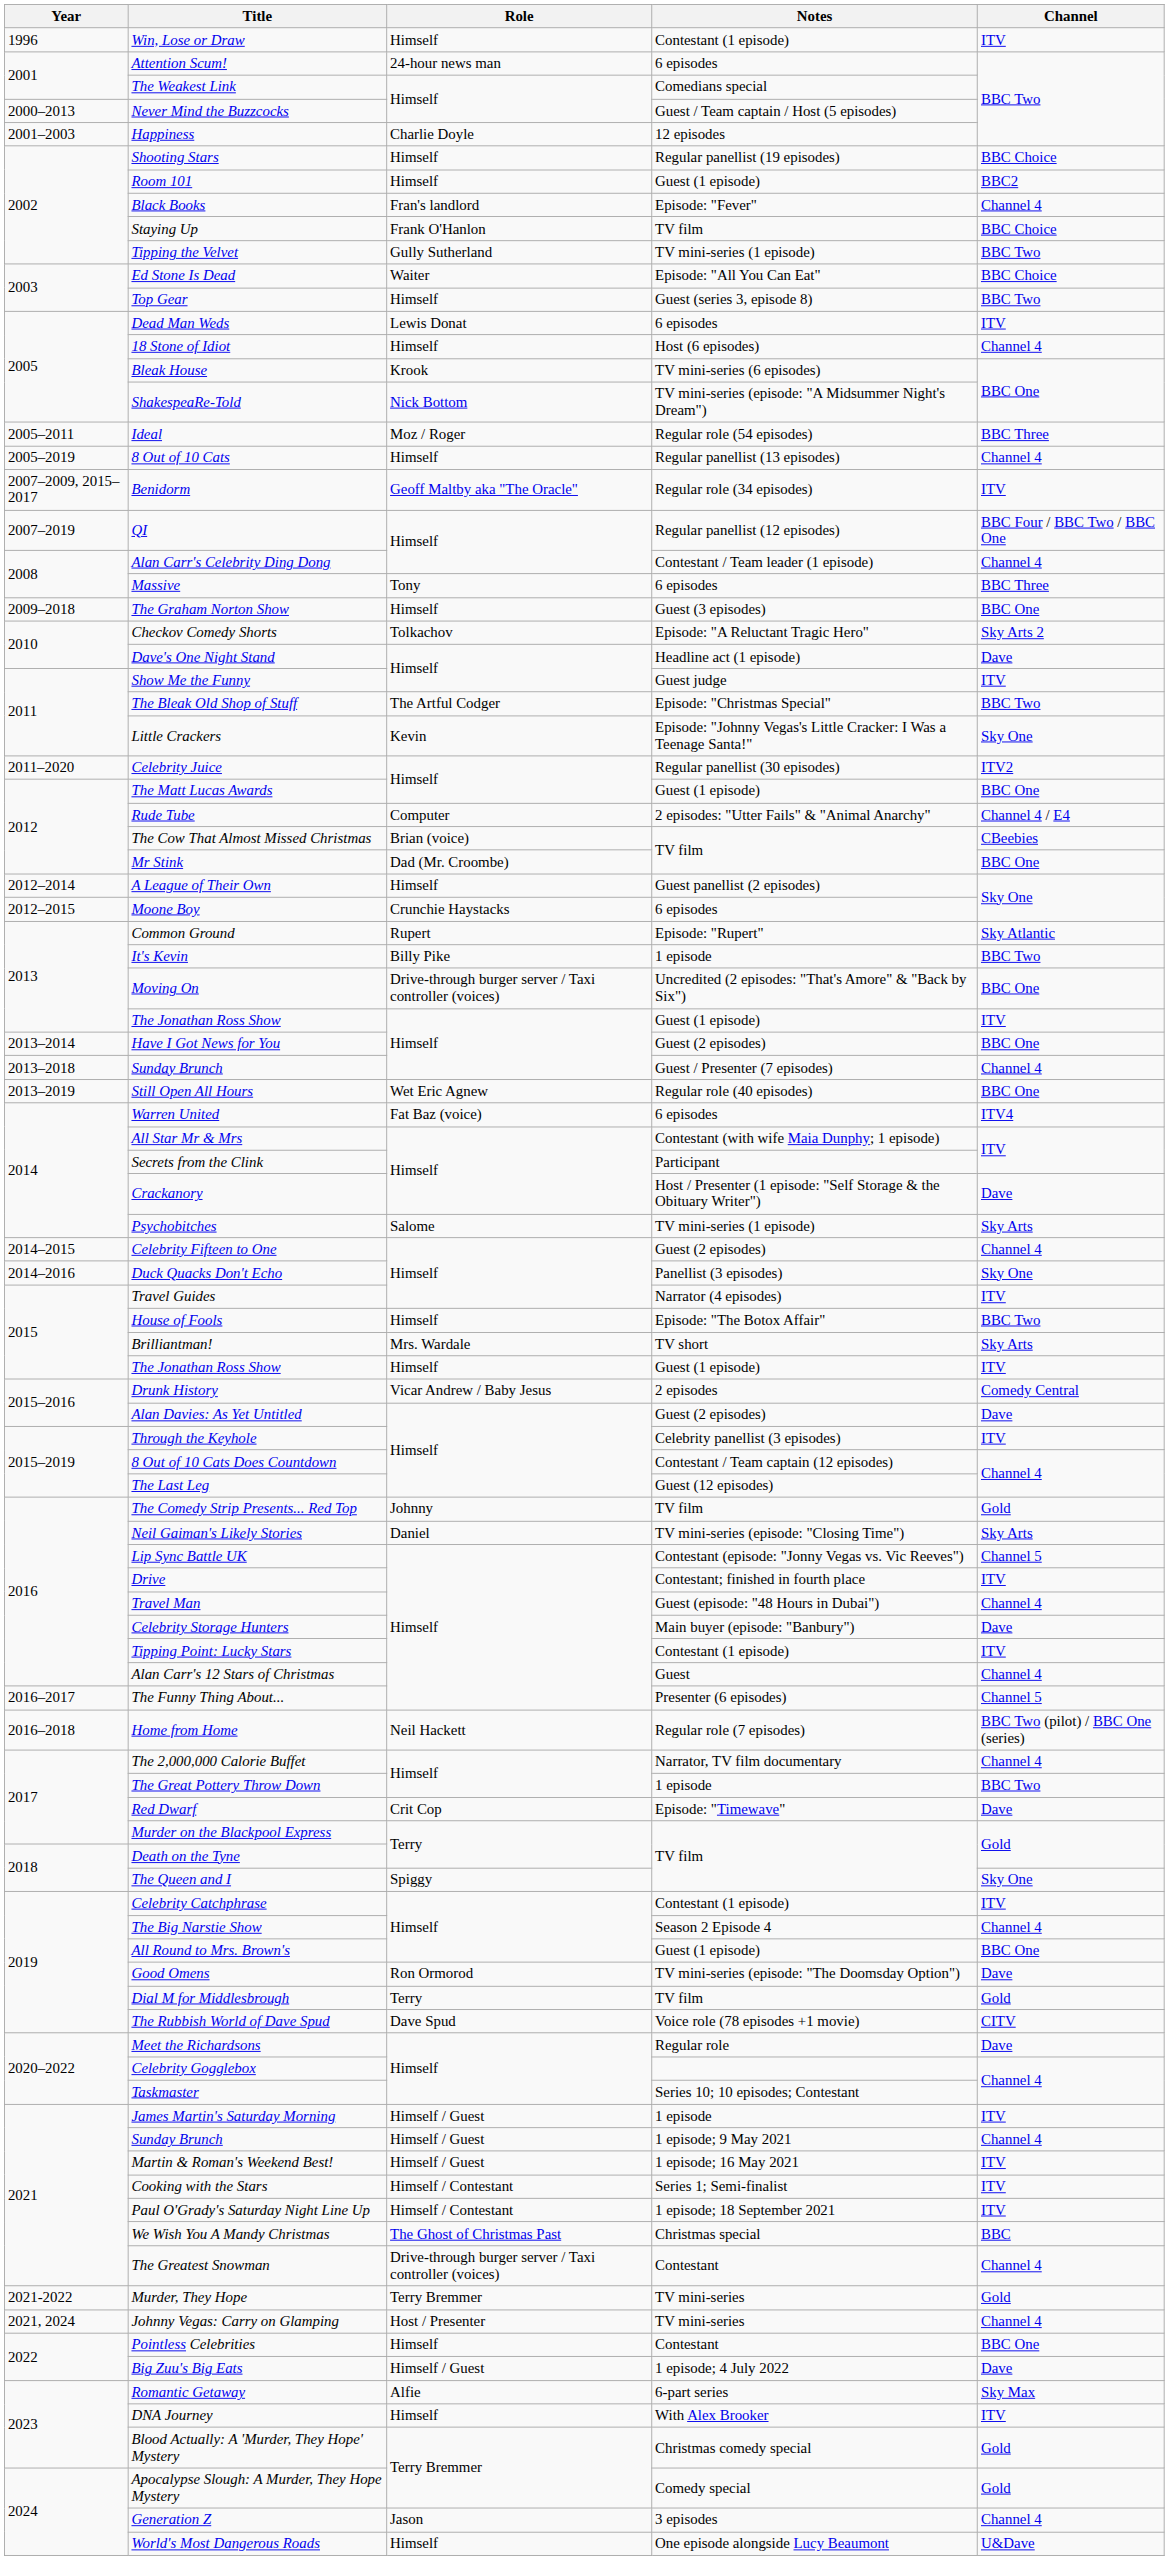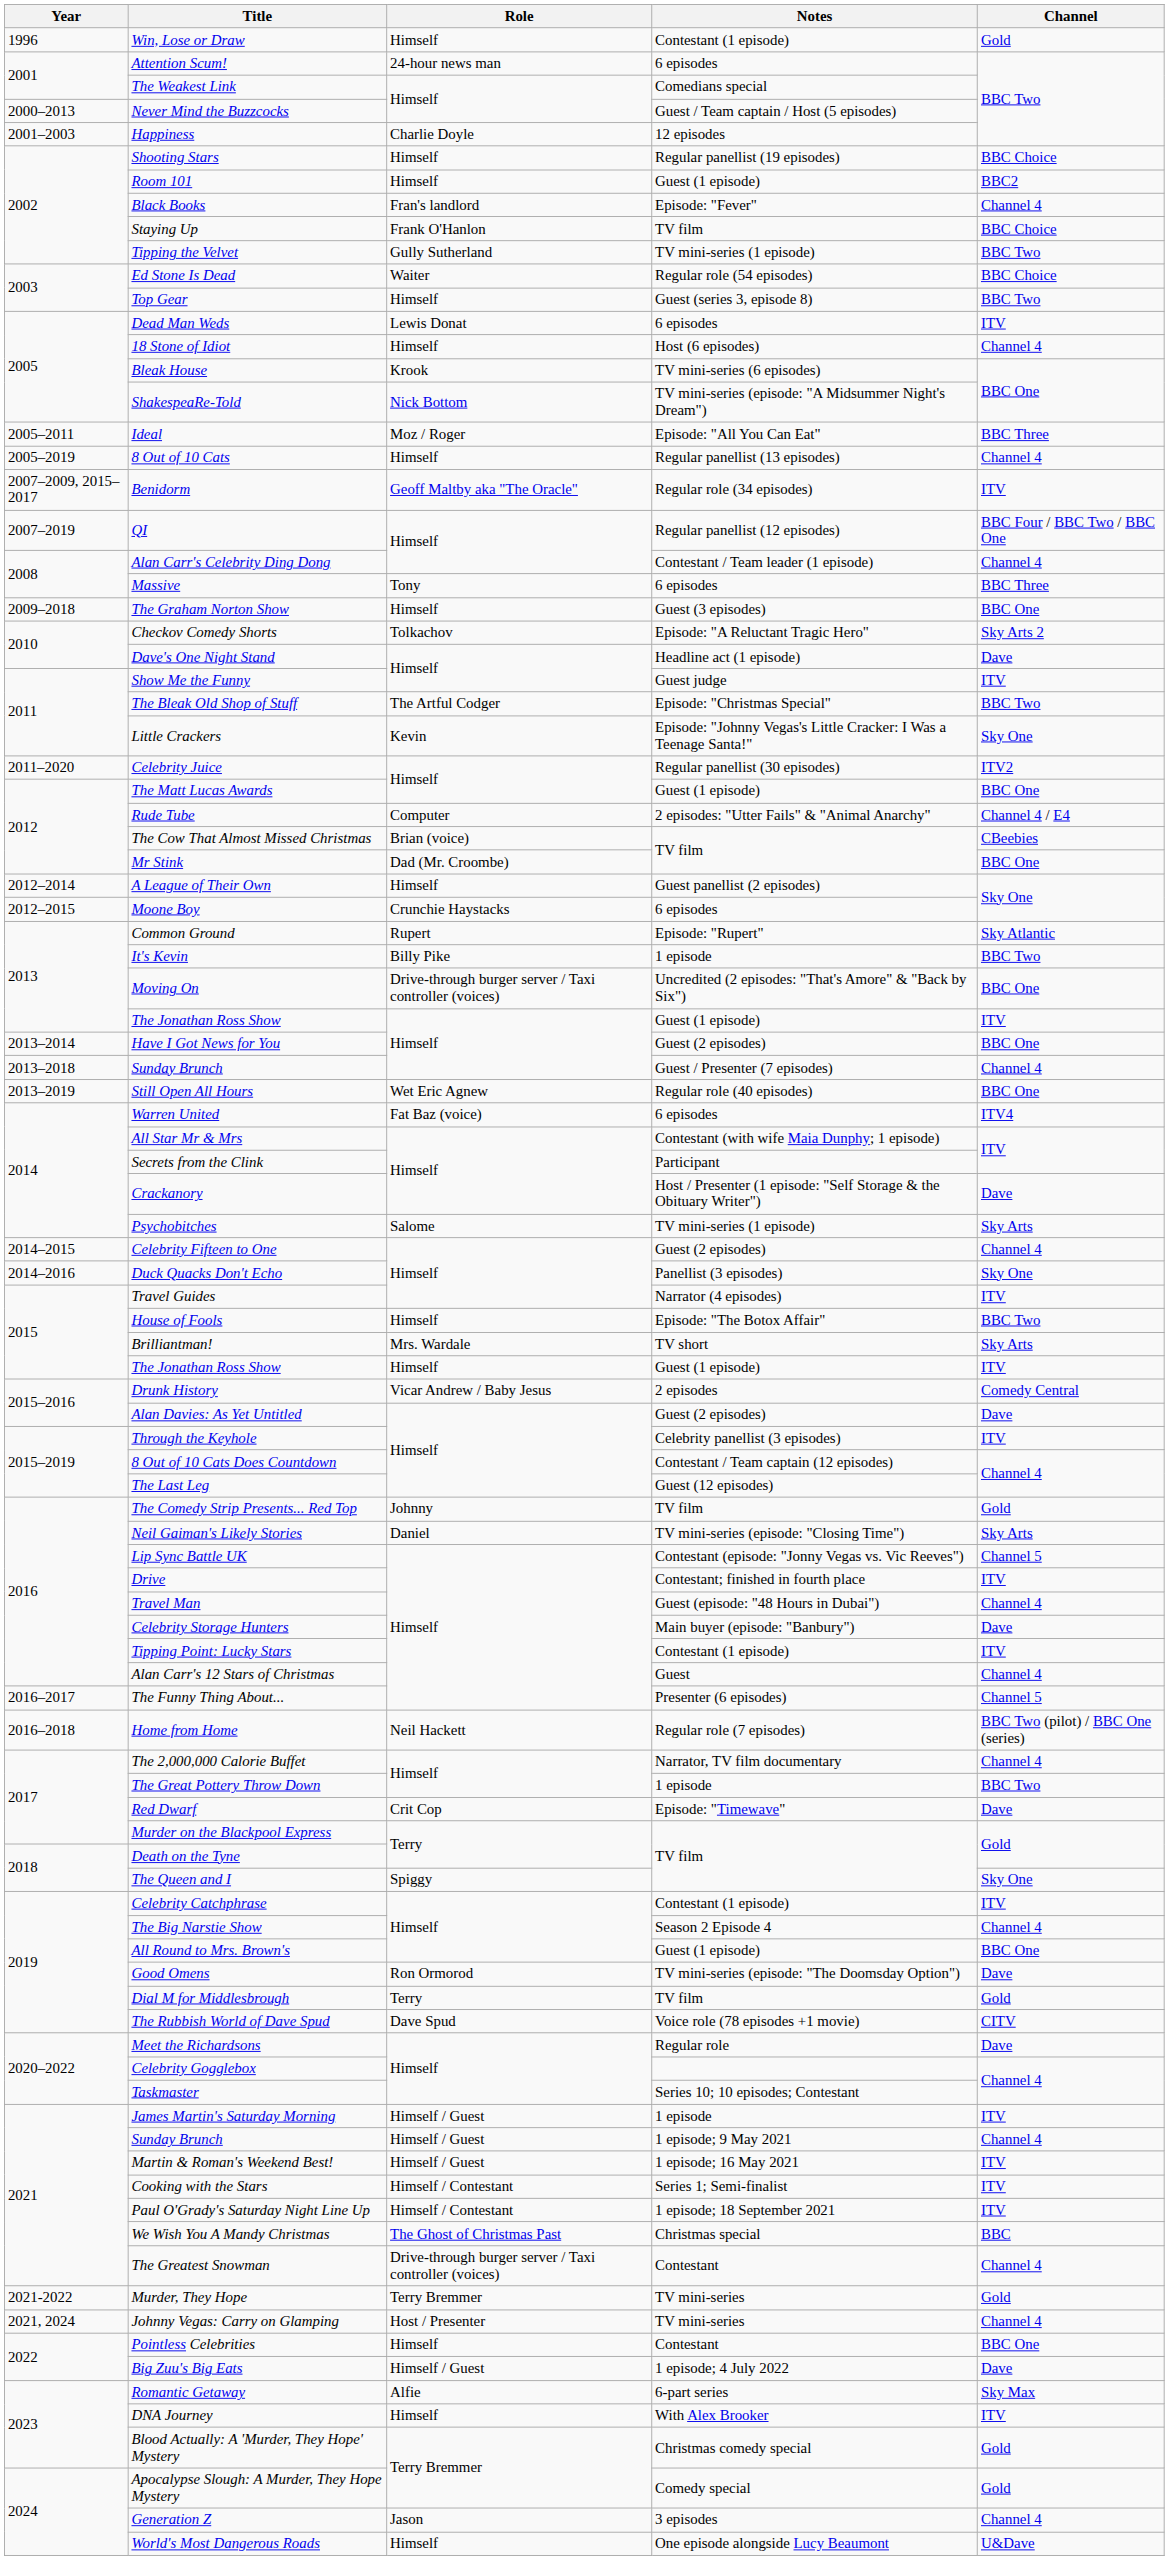(993, 39) ITV -> (996, 39) Gold
(738, 275) Episode: "All You Can Eat" -> (734, 275) Regular role (54 episodes)
(734, 434) Regular role (54 episodes) -> (738, 434) Episode: "All You Can Eat"
